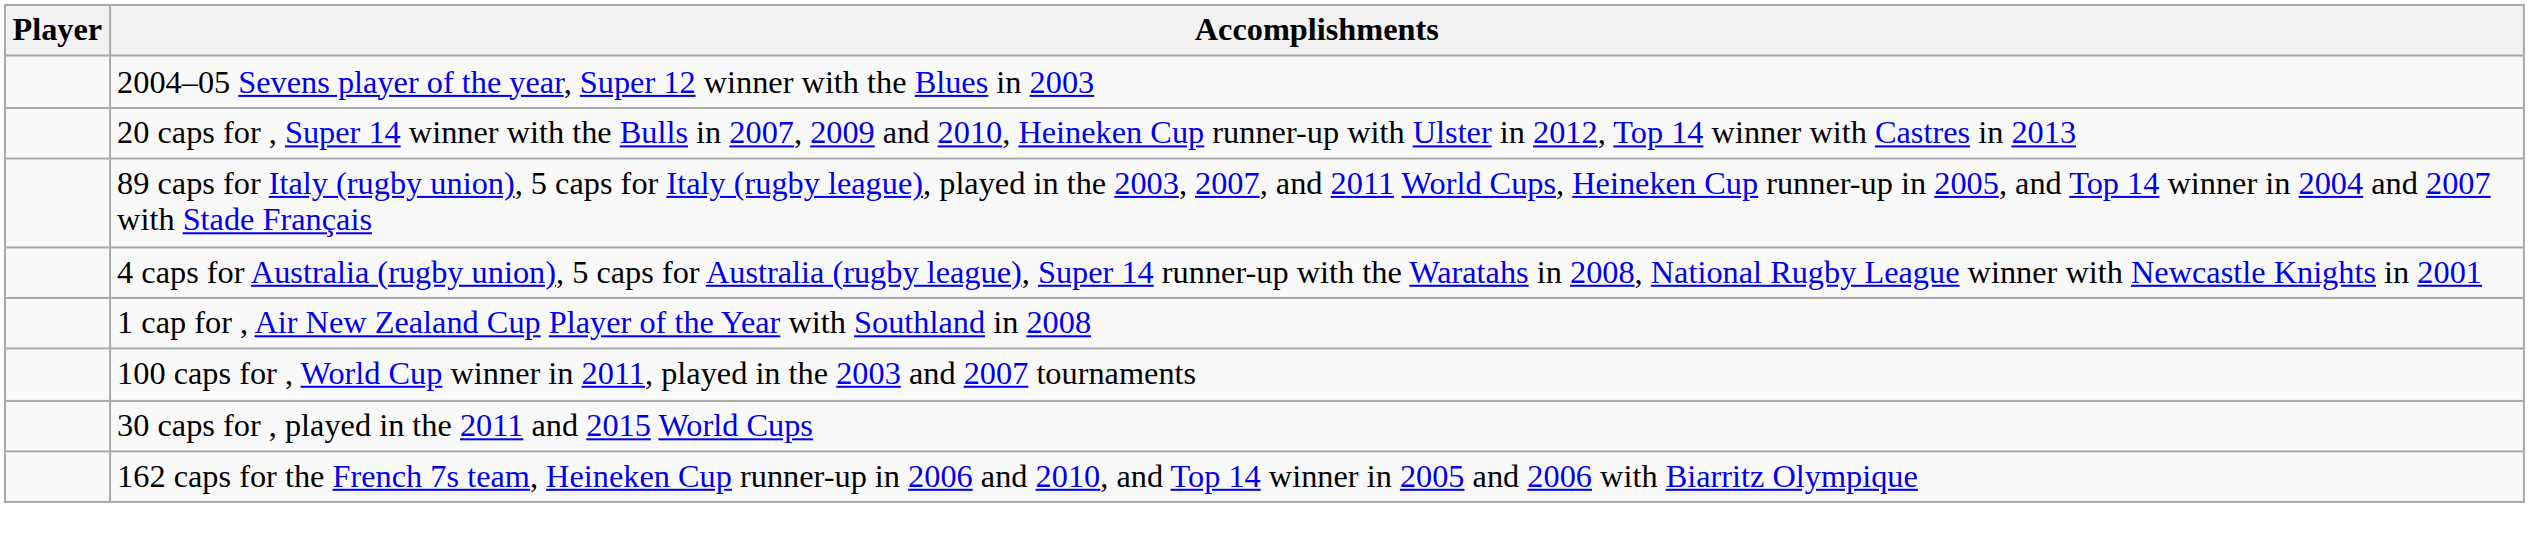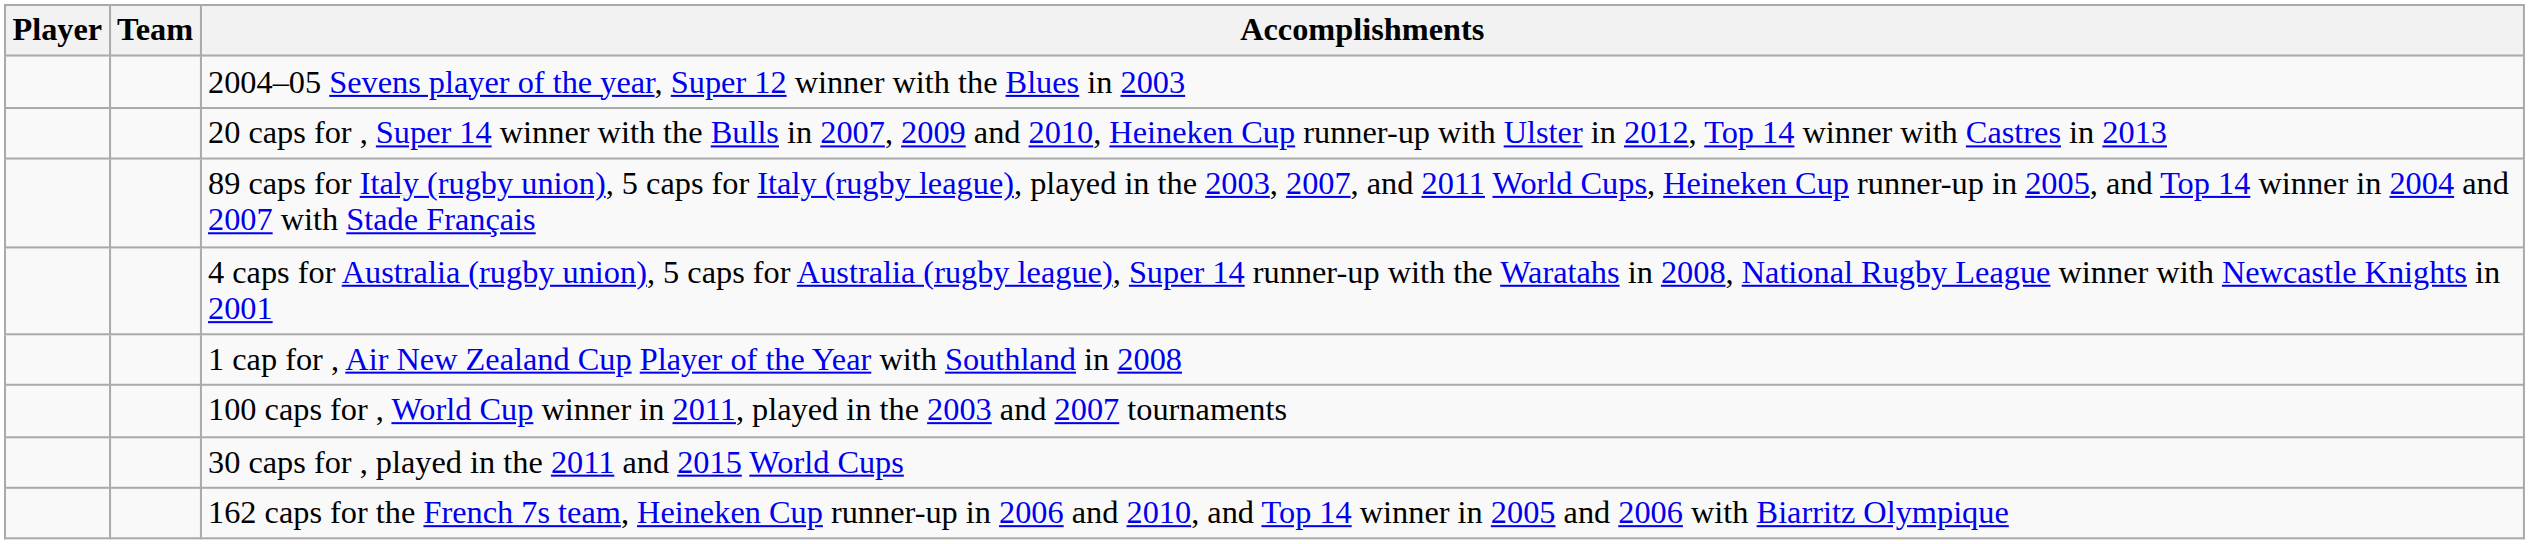+ column: (155, 30)
